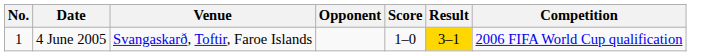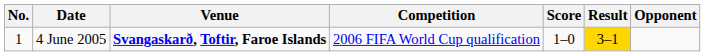columns swapped: (350, 16) <-> (579, 16)
(213, 39) normal -> (220, 39) bold
